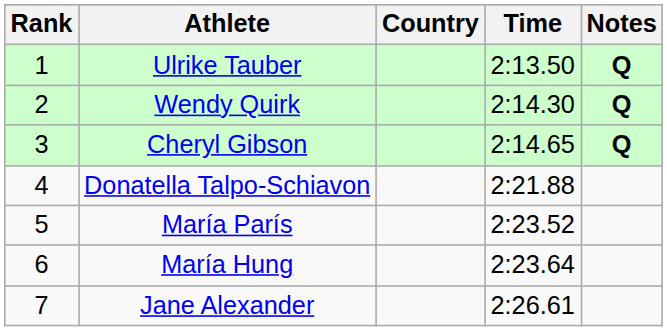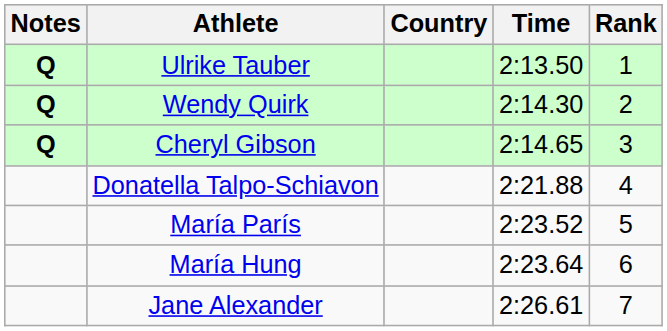columns swapped: (42, 24) <-> (622, 24)
